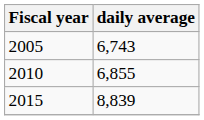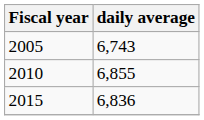(116, 100) 8,839 -> (116, 100) 6,836
